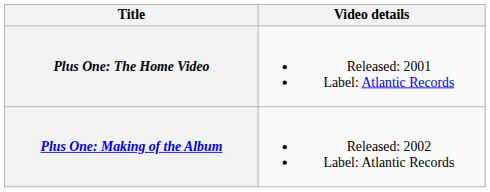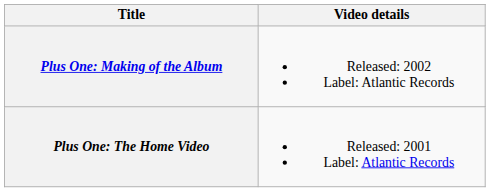rows swapped: (131, 66) <-> (131, 146)
